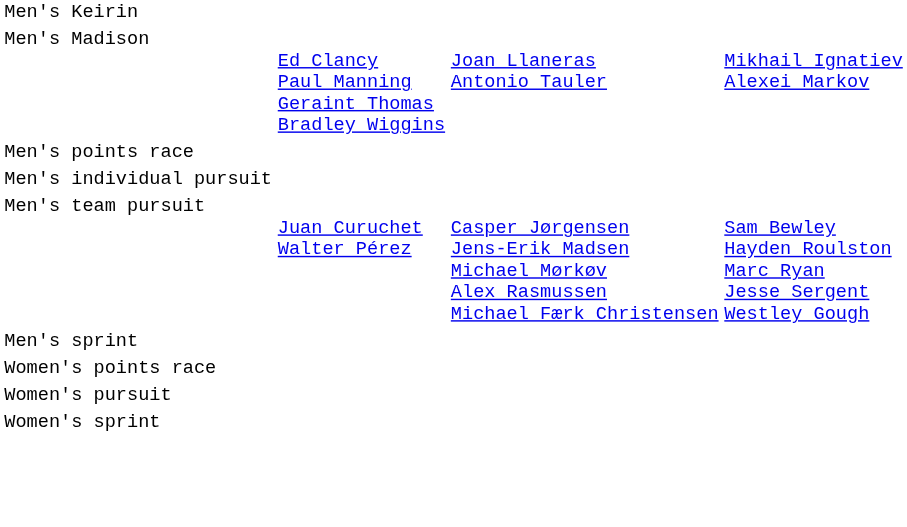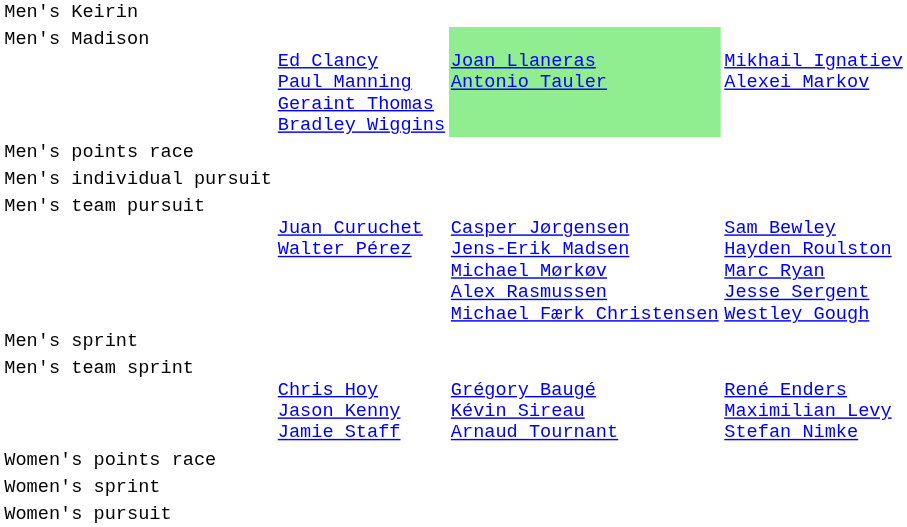(529, 71) no background -> (529, 71) lightgreen background
+ row: (99, 368)
rows swapped: (88, 395) <-> (82, 422)
